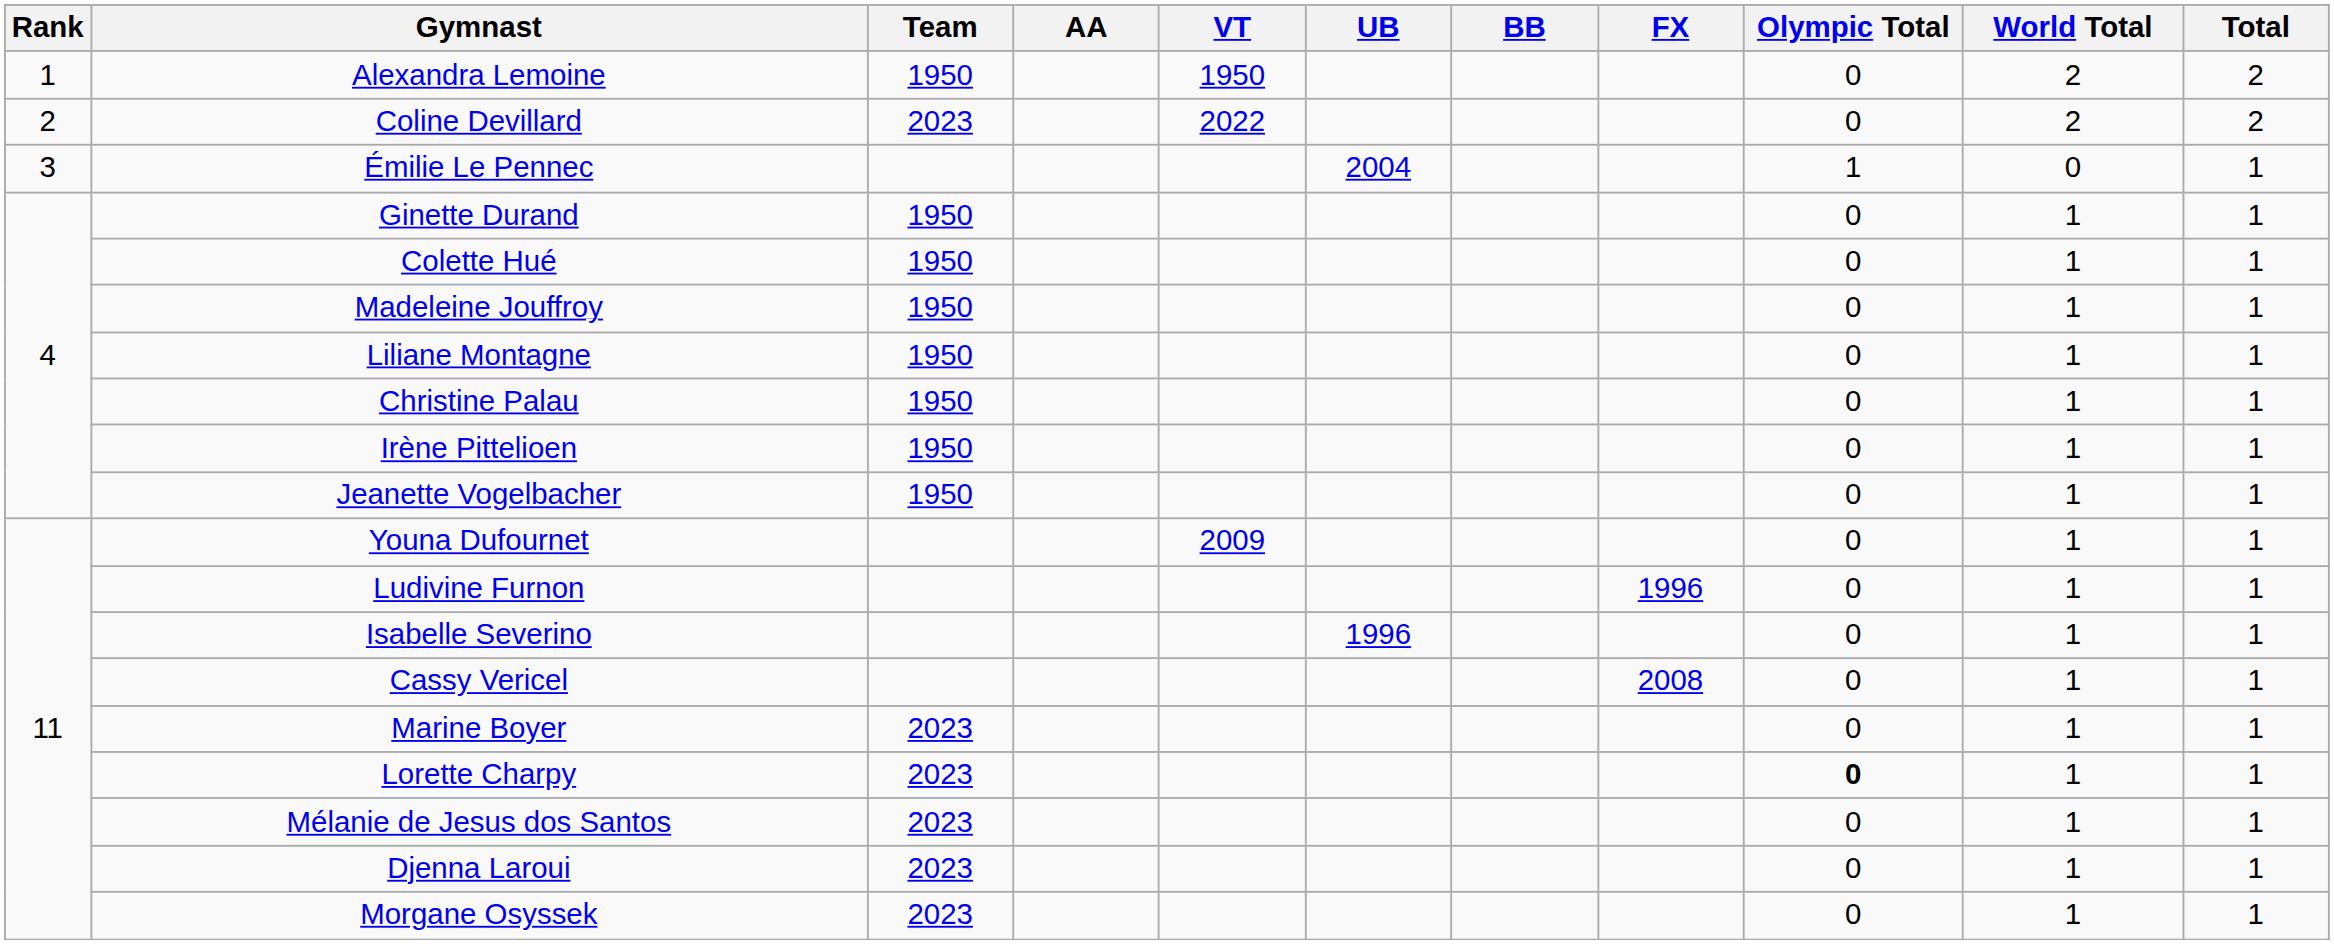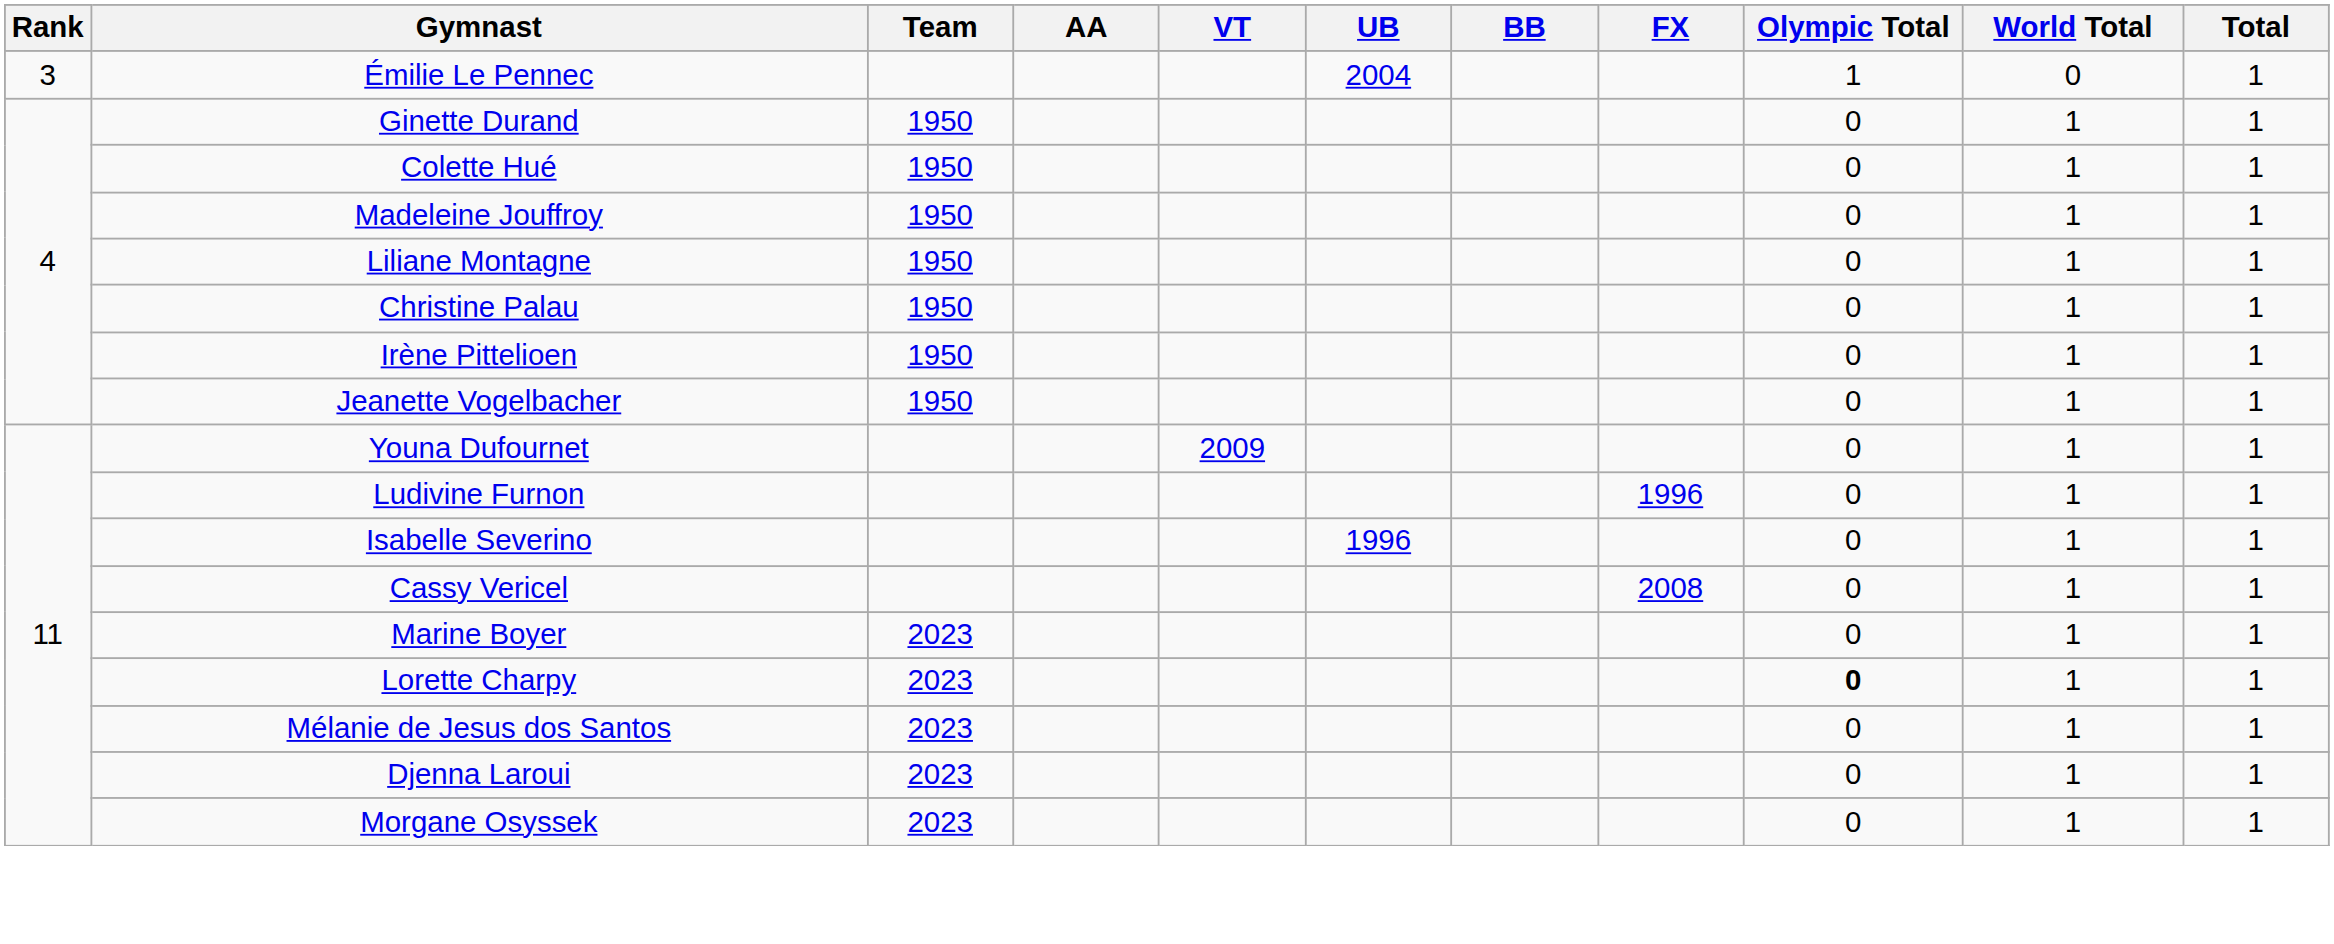- row: (479, 74)
- row: (479, 121)
